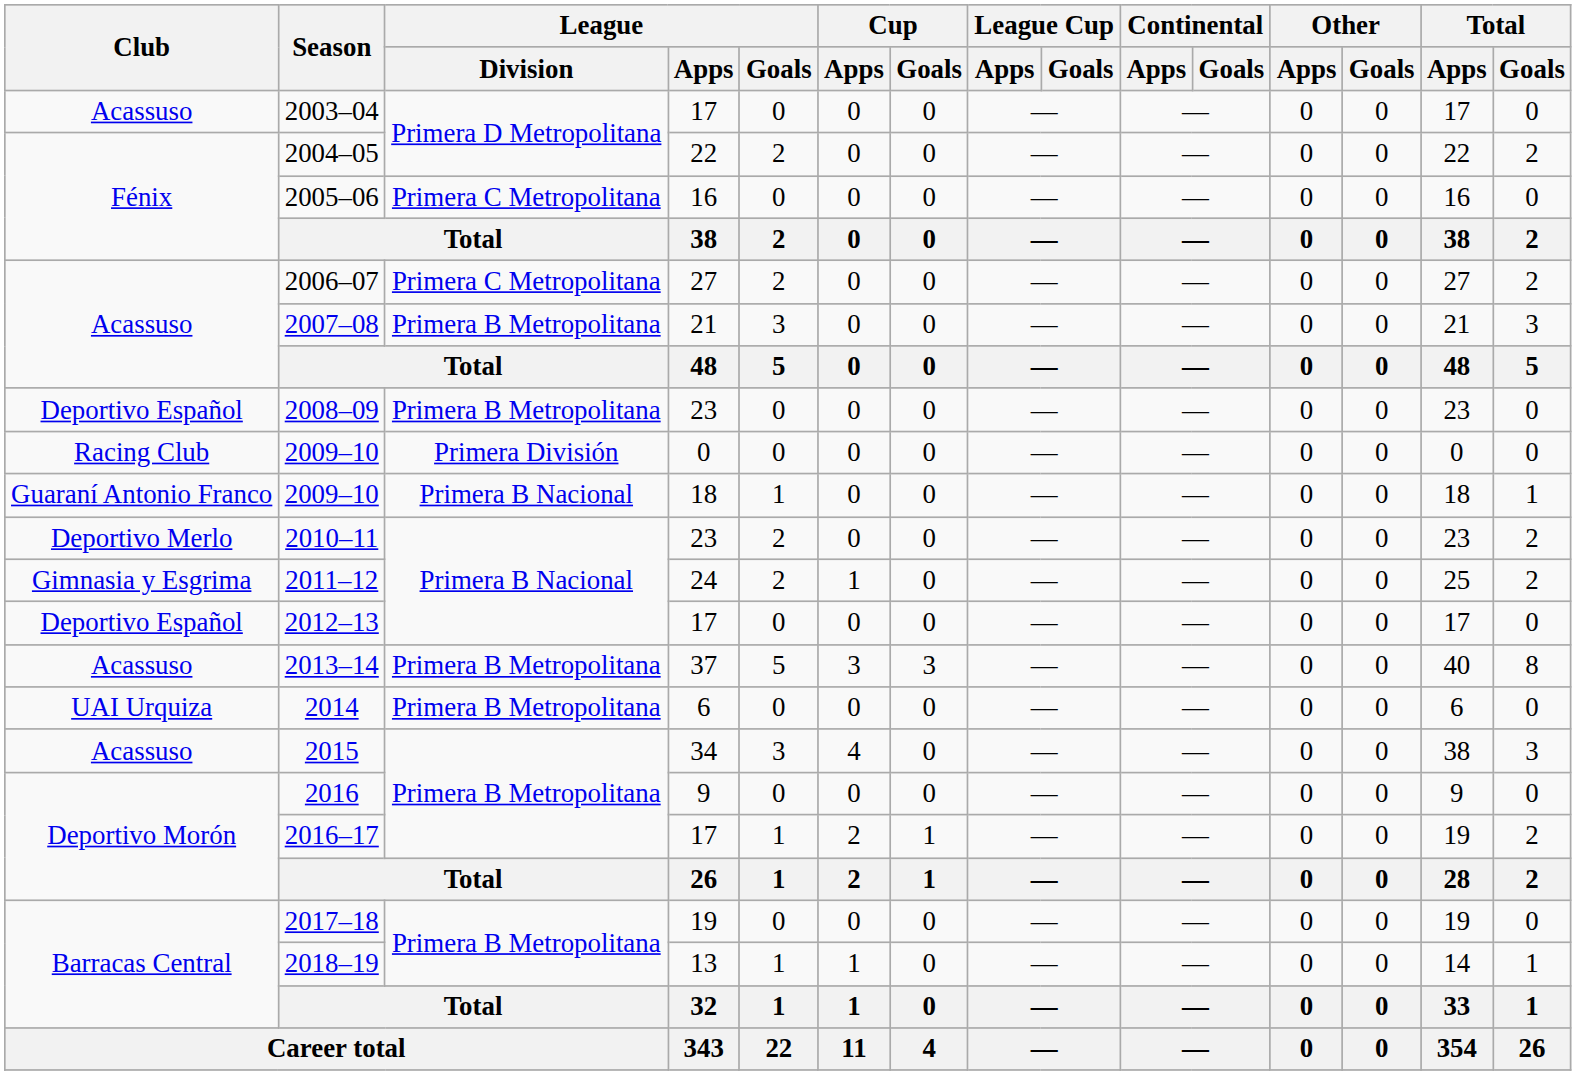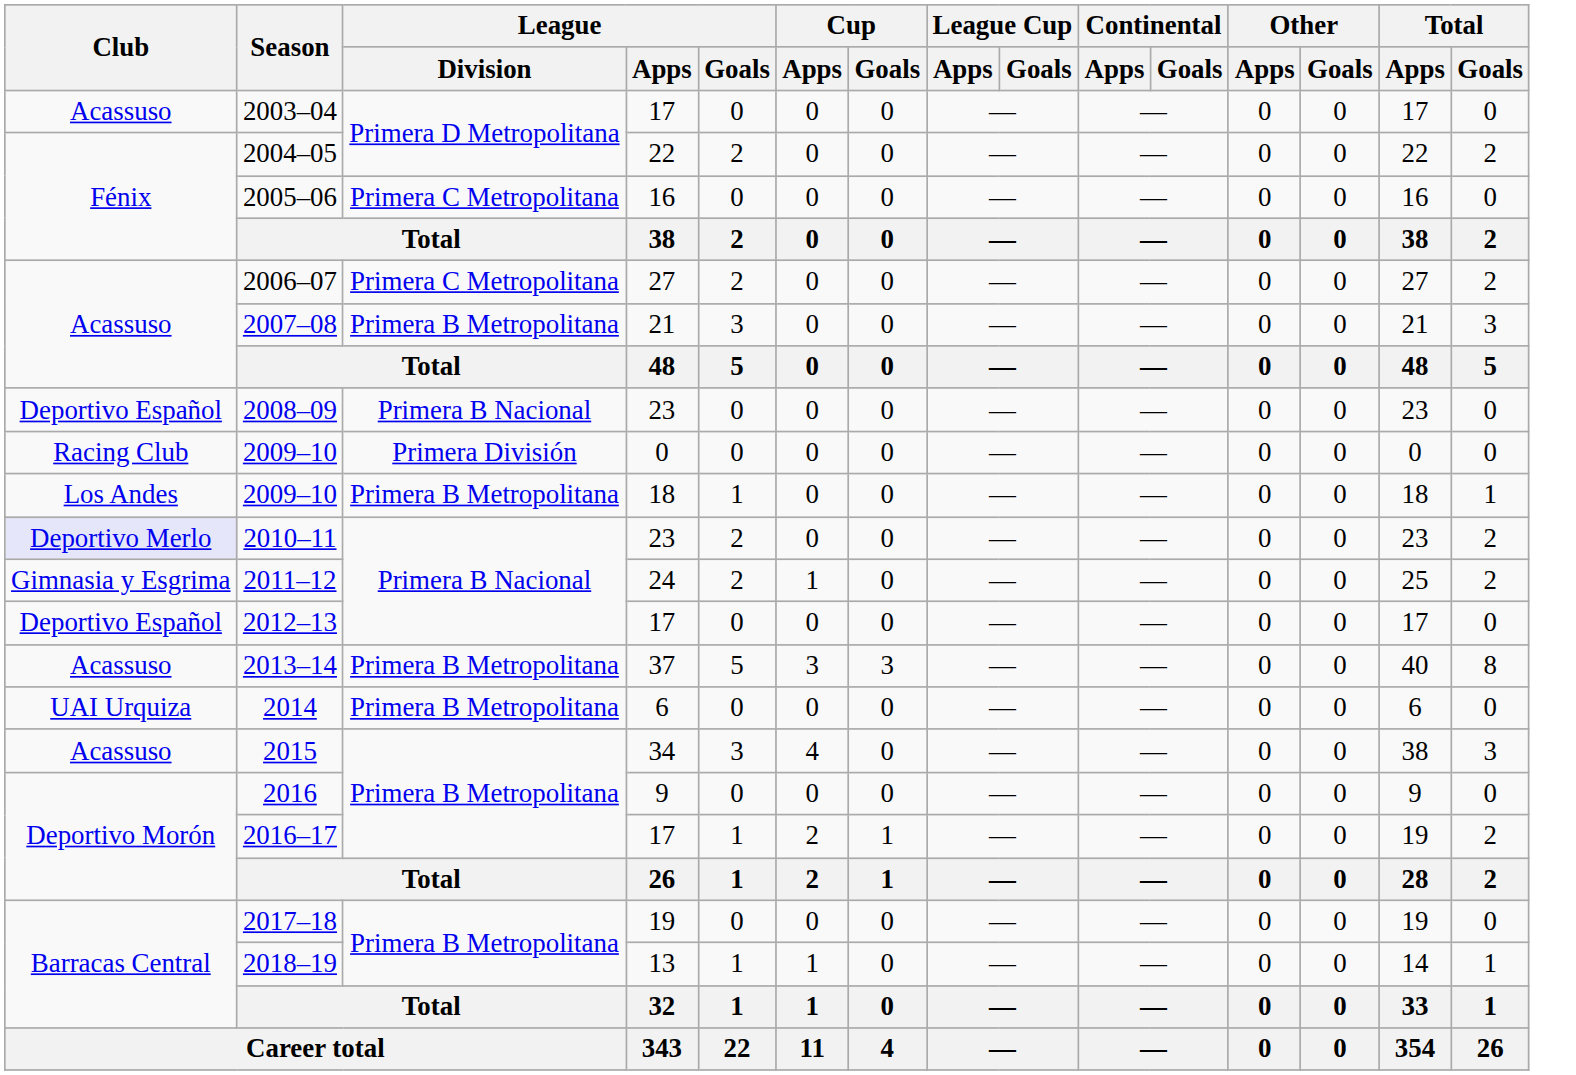(526, 409) Primera B Metropolitana -> (484, 409) Primera B Nacional
(142, 494) Guaraní Antonio Franco -> (121, 494) Los Andes
(526, 494) Primera B Nacional -> (484, 494) Primera B Metropolitana
(142, 537) no background -> (121, 537) lavender background
